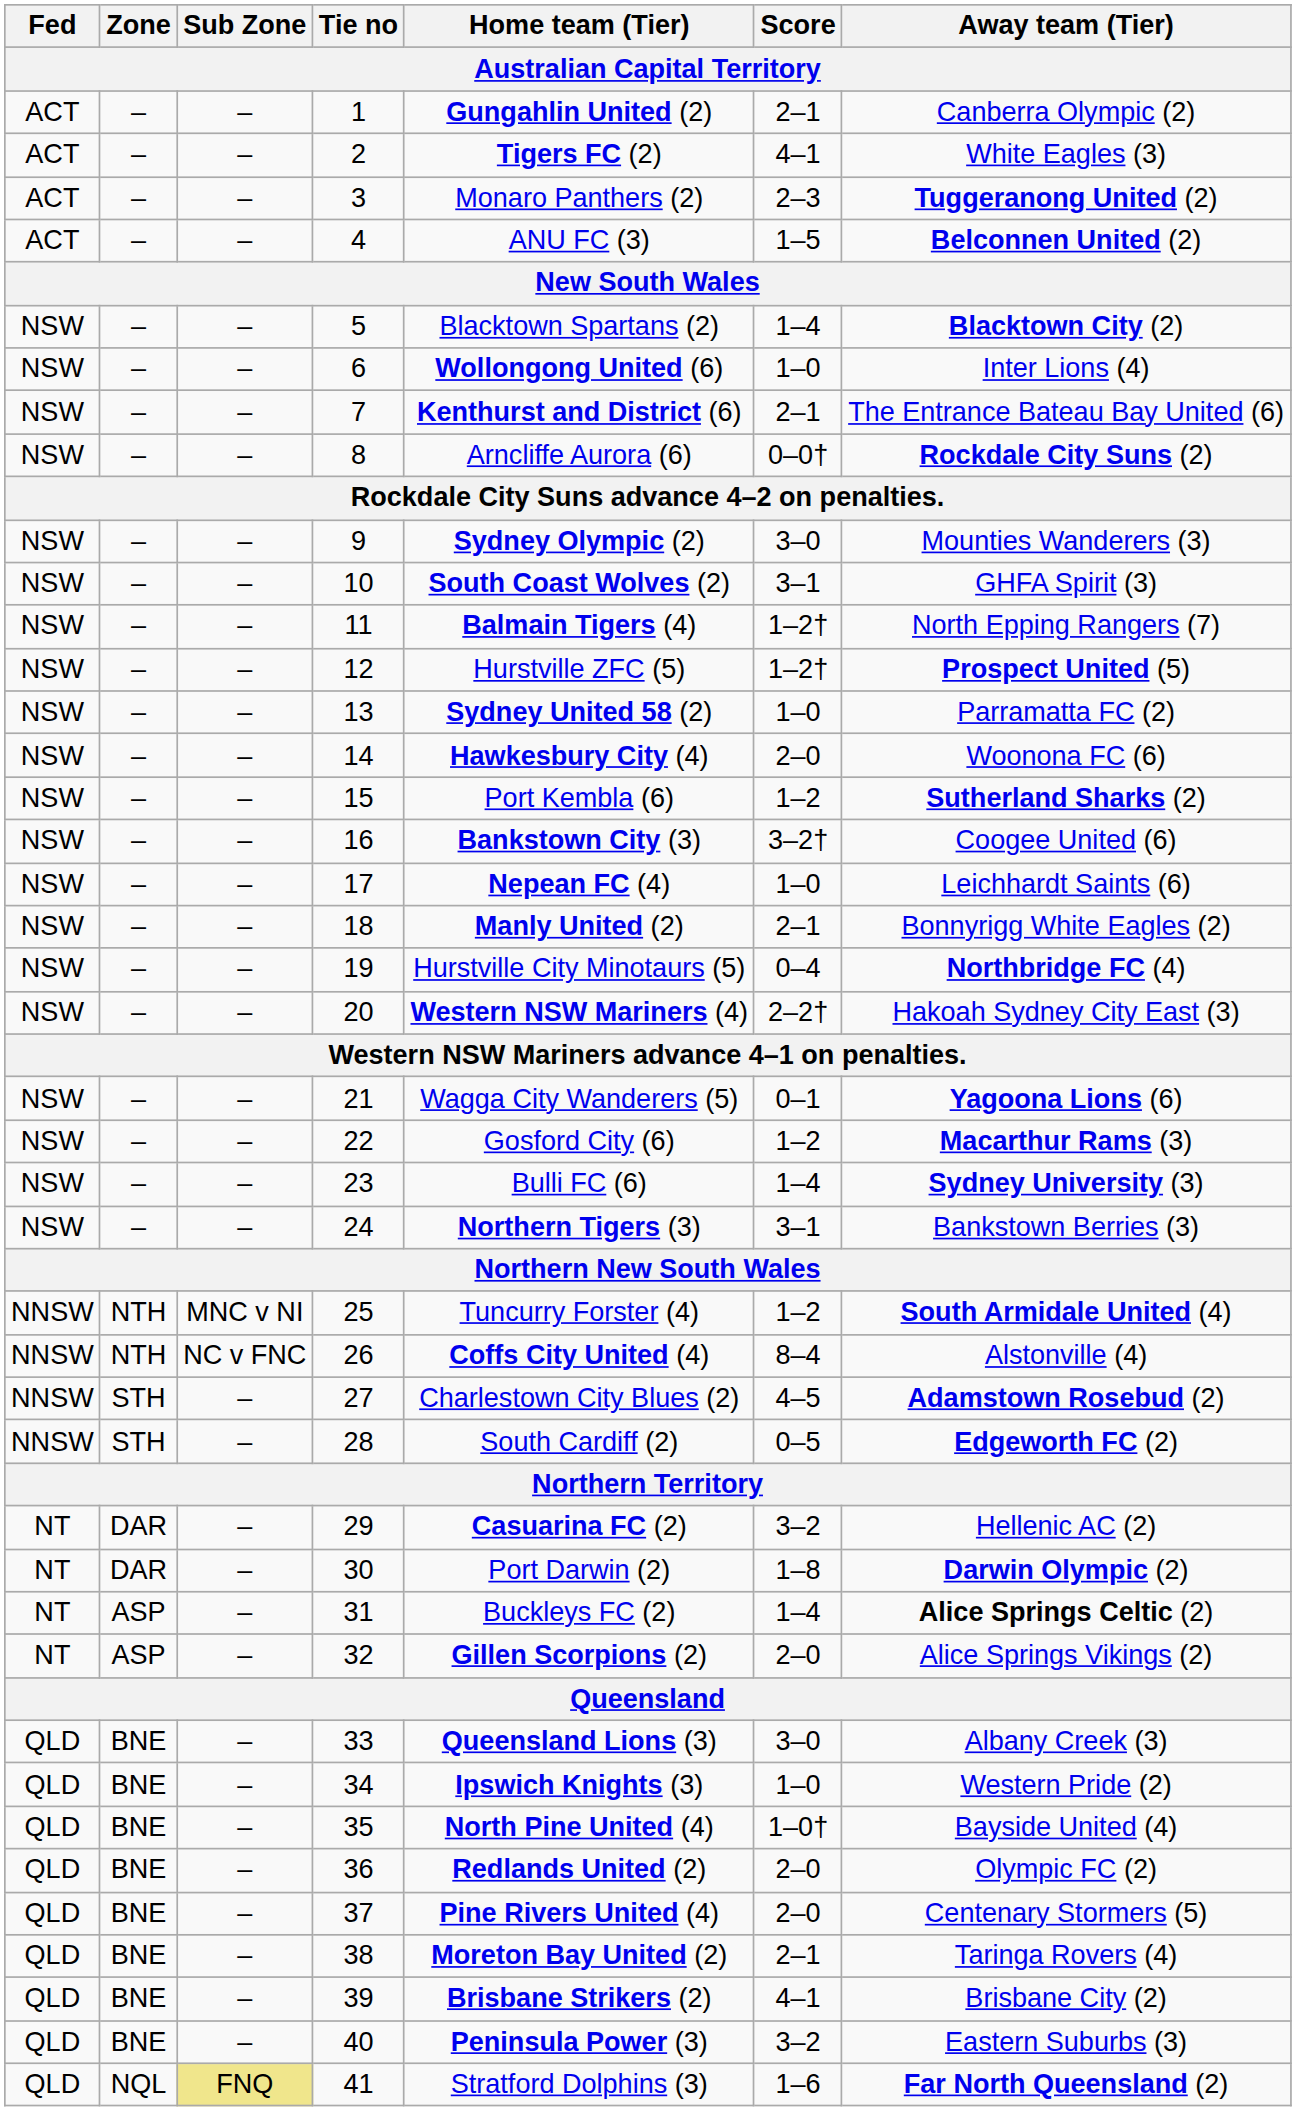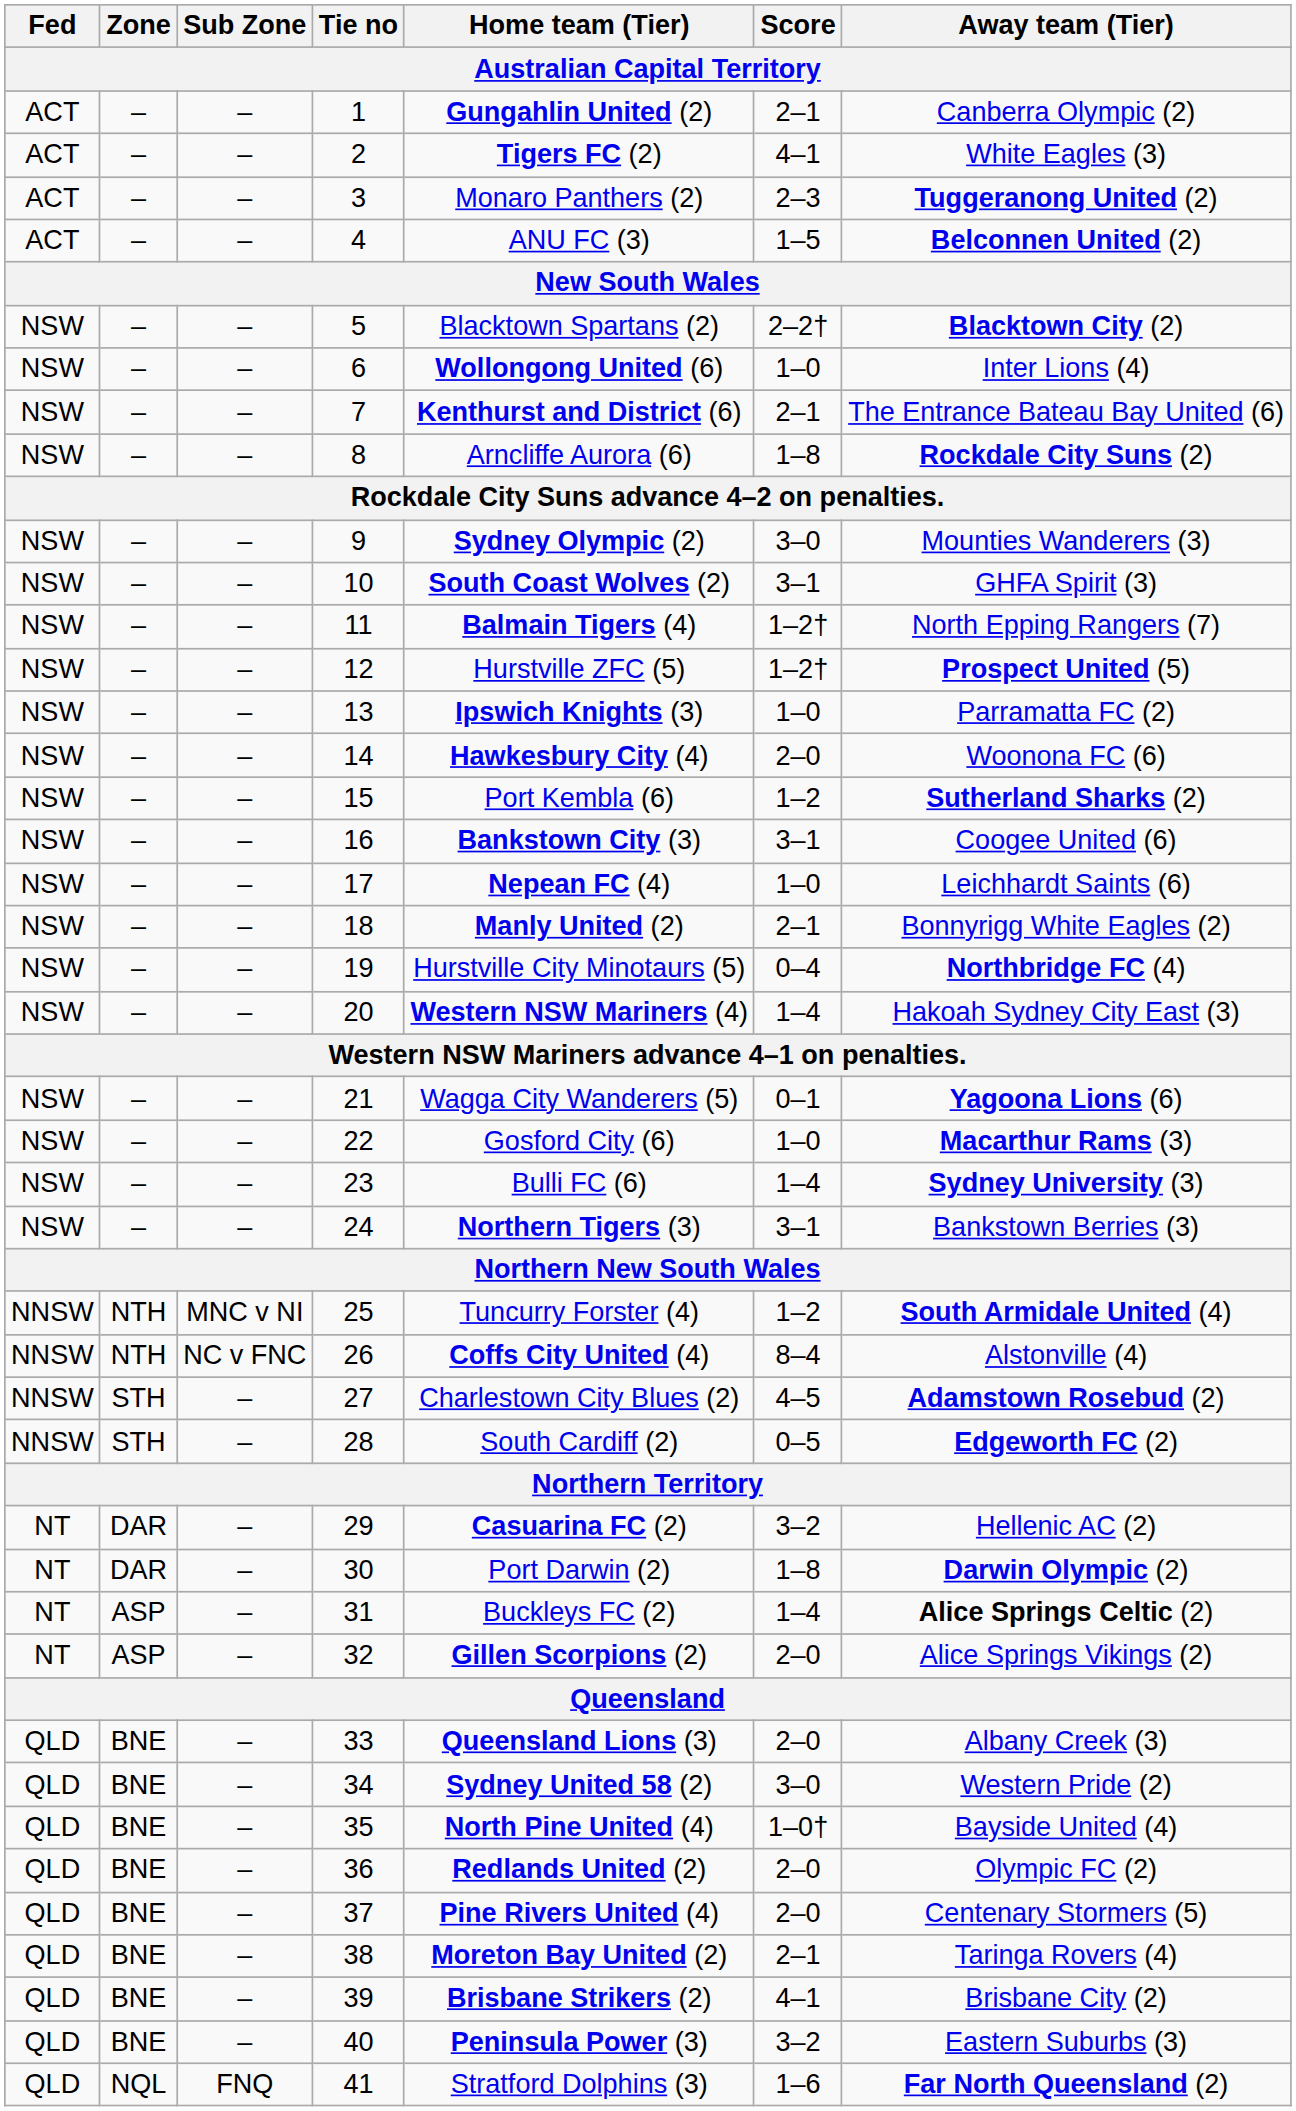(798, 326) 1–4 -> (798, 326) 2–2†
(798, 454) 0–0† -> (798, 454) 1–8
(579, 712) Sydney United 58 (2) -> (579, 712) Ipswich Knights (3)
(798, 840) 3–2† -> (798, 840) 3–1
(798, 1012) 2–2† -> (798, 1012) 1–4
(798, 1140) 1–2 -> (798, 1140) 1–0
(798, 1741) 3–0 -> (798, 1741) 2–0
(579, 1784) Ipswich Knights (3) -> (579, 1784) Sydney United 58 (2)
(798, 1784) 1–0 -> (798, 1784) 3–0
(245, 2084) khaki background -> (245, 2084) no background
